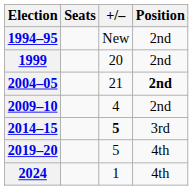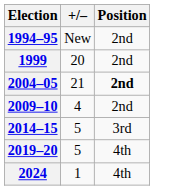- column: (80, 15)
(116, 128) bold -> (78, 128) normal
